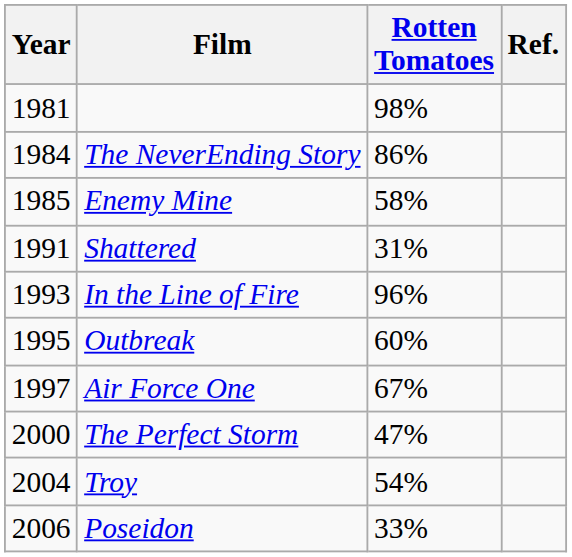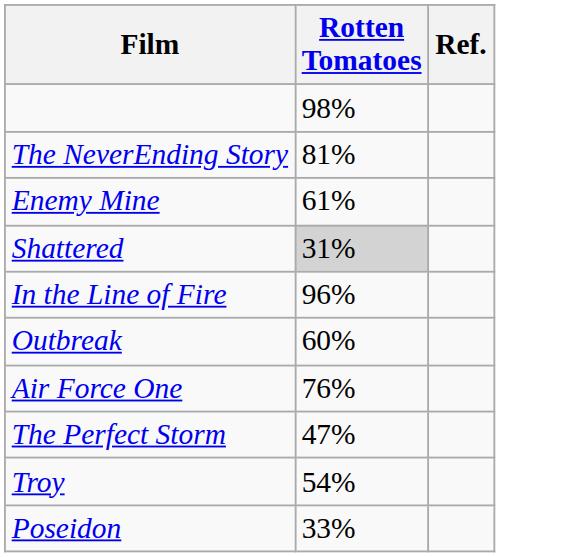- column: (41, 44)
(401, 154) 86% -> (329, 154) 81%
(401, 201) 58% -> (329, 201) 61%
(401, 247) no background -> (329, 247) lightgrey background
(401, 387) 67% -> (329, 387) 76%
